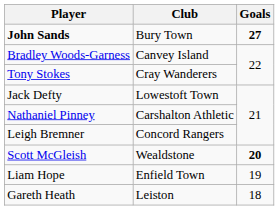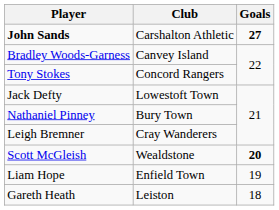(164, 34) Bury Town -> (185, 34) Carshalton Athletic
(176, 74) Cray Wanderers -> (180, 74) Concord Rangers
(185, 114) Carshalton Athletic -> (164, 114) Bury Town
(180, 134) Concord Rangers -> (176, 134) Cray Wanderers
